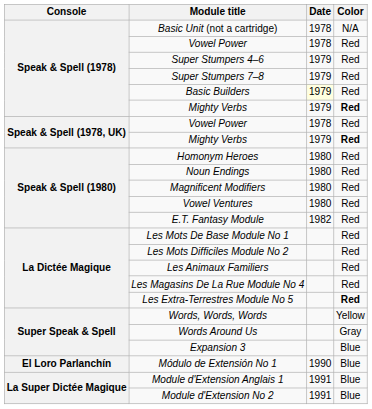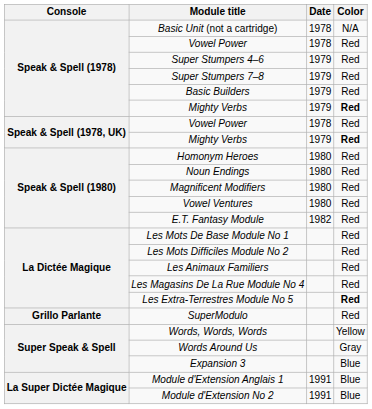(320, 92) lightyellow background -> (320, 92) no background
+ row: (67, 316)
- row: (67, 364)
